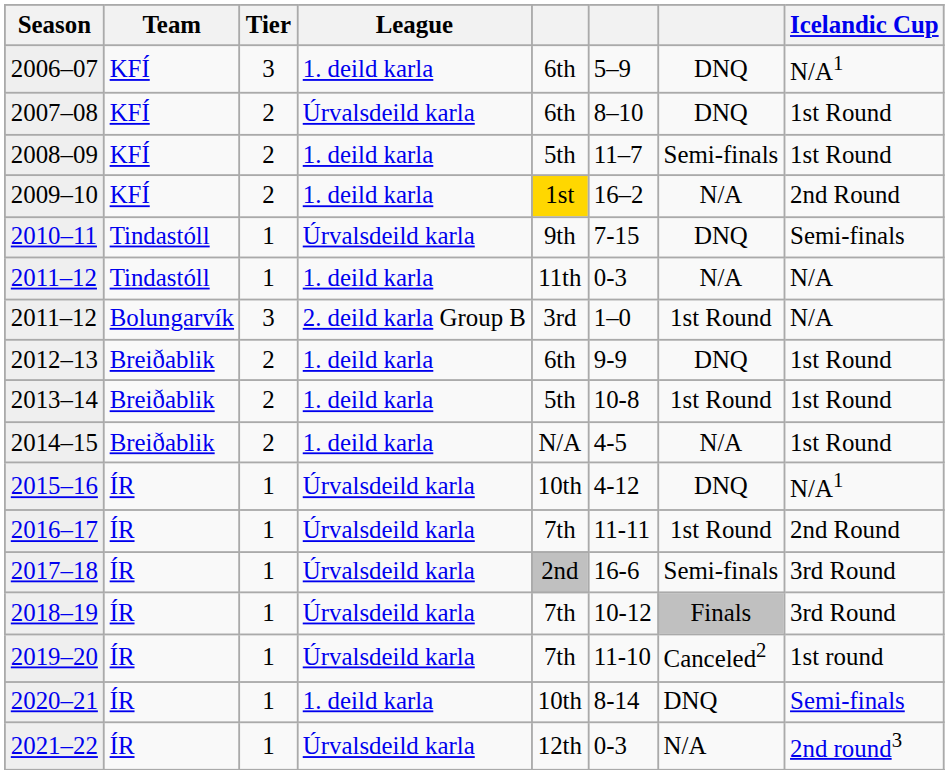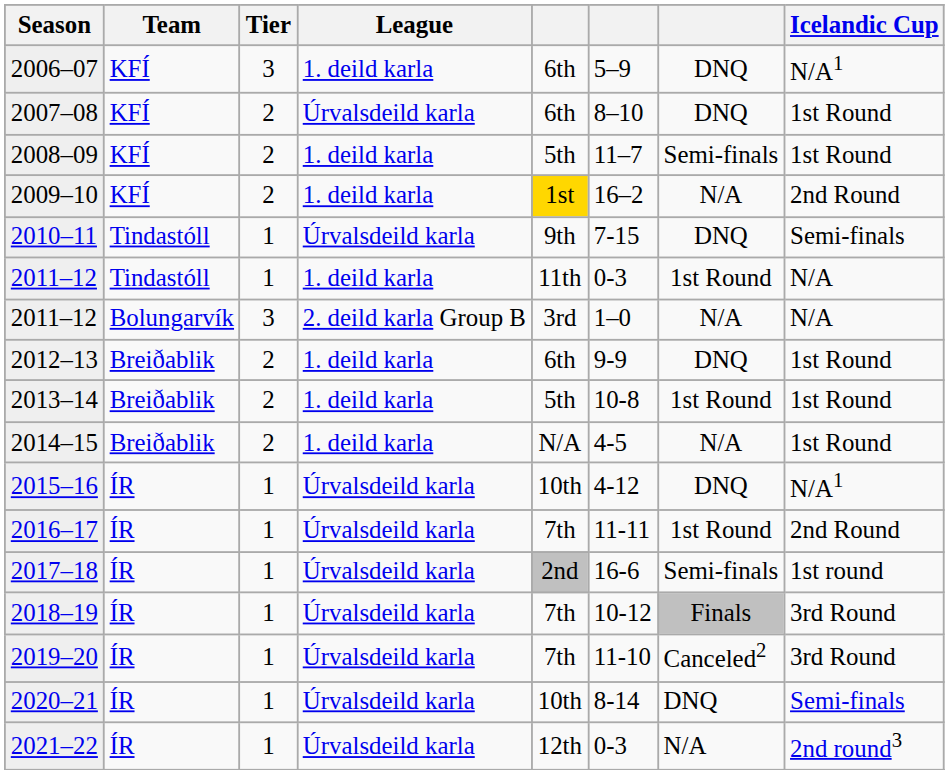(721, 277) N/A -> (721, 277) 1st Round
(721, 318) 1st Round -> (721, 318) N/A
(843, 571) 3rd Round -> (837, 571) 1st round
(837, 656) 1st round -> (843, 656) 3rd Round
(368, 700) 1. deild karla -> (389, 700) Úrvalsdeild karla
